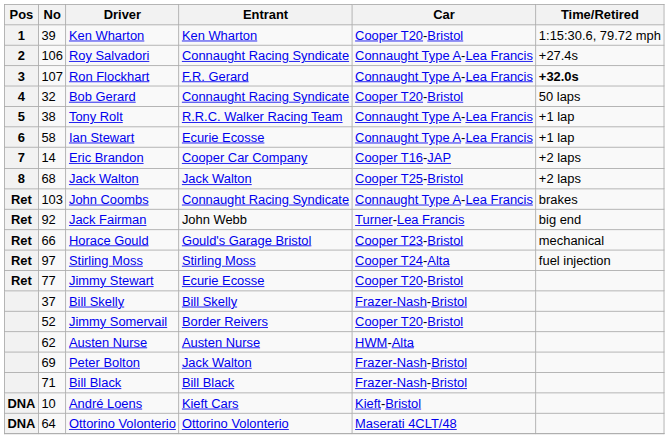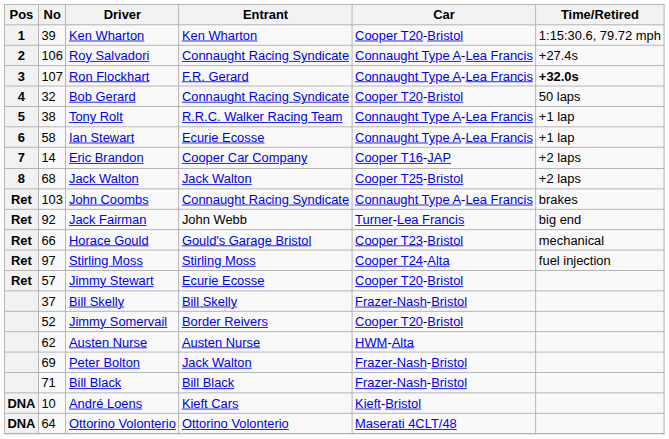(49, 281) 77 -> (49, 281) 57
